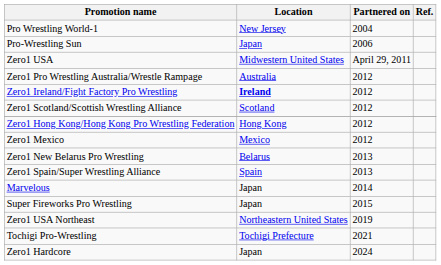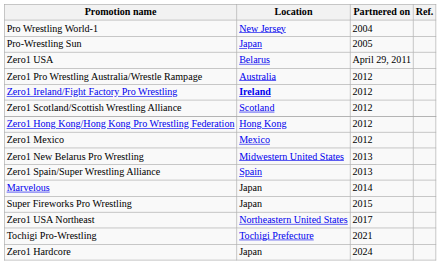(362, 44) 2006 -> (362, 44) 2005
(292, 60) Midwestern United States -> (255, 60) Belarus
(255, 156) Belarus -> (292, 156) Midwestern United States
(362, 220) 2019 -> (362, 220) 2017
